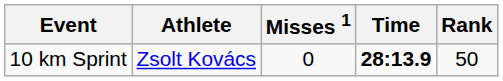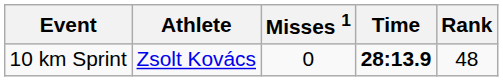(467, 60) 50 -> (467, 60) 48
